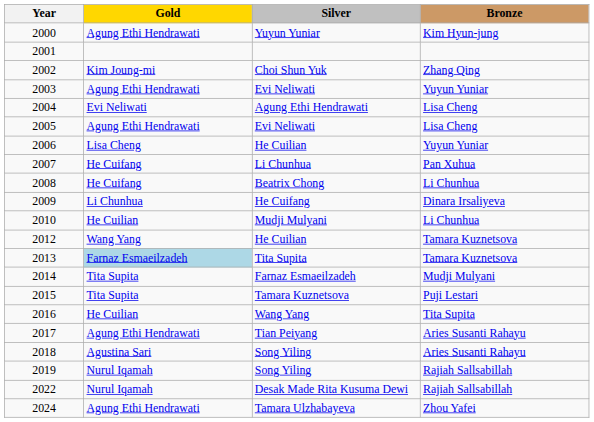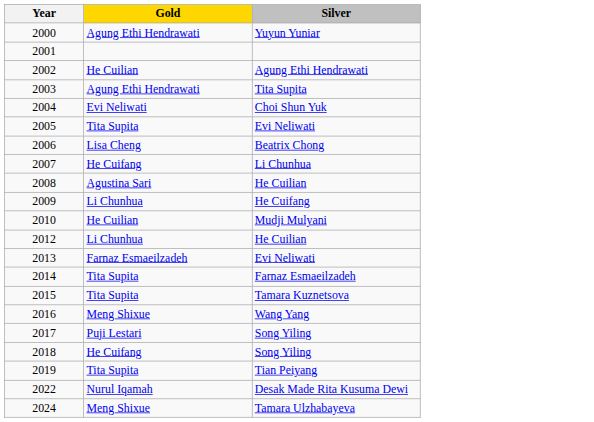- column: (504, 13)
(121, 70) Kim Joung-mi -> (112, 70) He Cuilian
(291, 70) Choi Shun Yuk -> (311, 70) Agung Ethi Hendrawati
(285, 88) Evi Neliwati -> (281, 88) Tita Supita
(311, 107) Agung Ethi Hendrawati -> (291, 107) Choi Shun Yuk
(143, 126) Agung Ethi Hendrawati -> (112, 126) Tita Supita
(281, 145) He Cuilian -> (290, 145) Beatrix Chong
(114, 182) He Cuifang -> (119, 182) Agustina Sari
(290, 182) Beatrix Chong -> (281, 182) He Cuilian
(114, 239) Wang Yang -> (115, 239) Li Chunhua
(137, 257) lightblue background -> (137, 257) no background
(281, 257) Tita Supita -> (285, 257) Evi Neliwati
(112, 314) He Cuilian -> (118, 314) Meng Shixue
(143, 333) Agung Ethi Hendrawati -> (114, 333) Puji Lestari
(286, 333) Tian Peiyang -> (283, 333) Song Yiling
(119, 351) Agustina Sari -> (114, 351) He Cuifang
(120, 370) Nurul Iqamah -> (112, 370) Tita Supita
(283, 370) Song Yiling -> (286, 370) Tian Peiyang
(143, 408) Agung Ethi Hendrawati -> (118, 408) Meng Shixue
